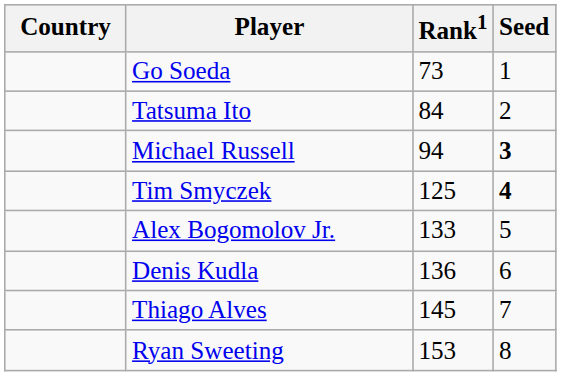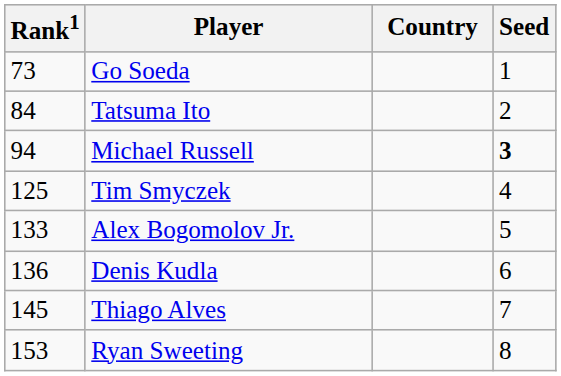columns swapped: (66, 27) <-> (453, 27)
(505, 190) bold -> (505, 190) normal
